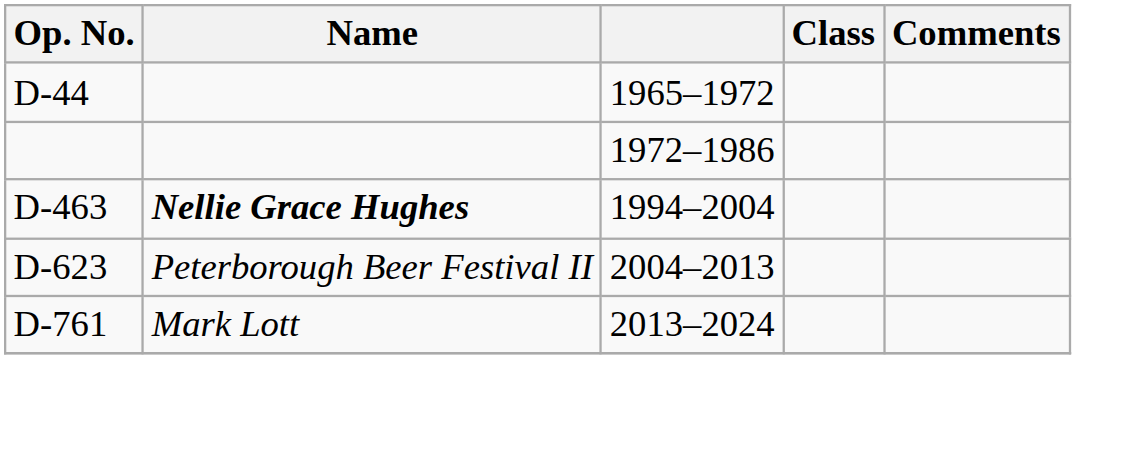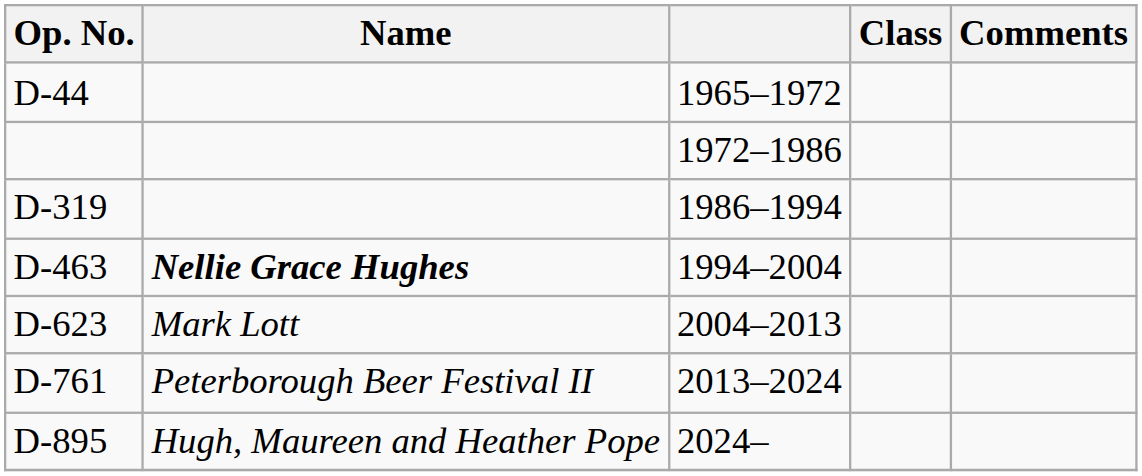+ row: (60, 207)
(372, 265) Peterborough Beer Festival II -> (225, 324) Mark Lott
(225, 324) Mark Lott -> (372, 382) Peterborough Beer Festival II
+ row: (60, 440)
